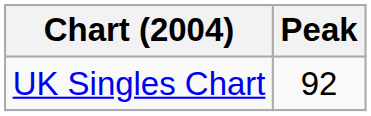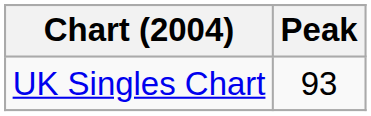(319, 82) 92 -> (319, 82) 93
